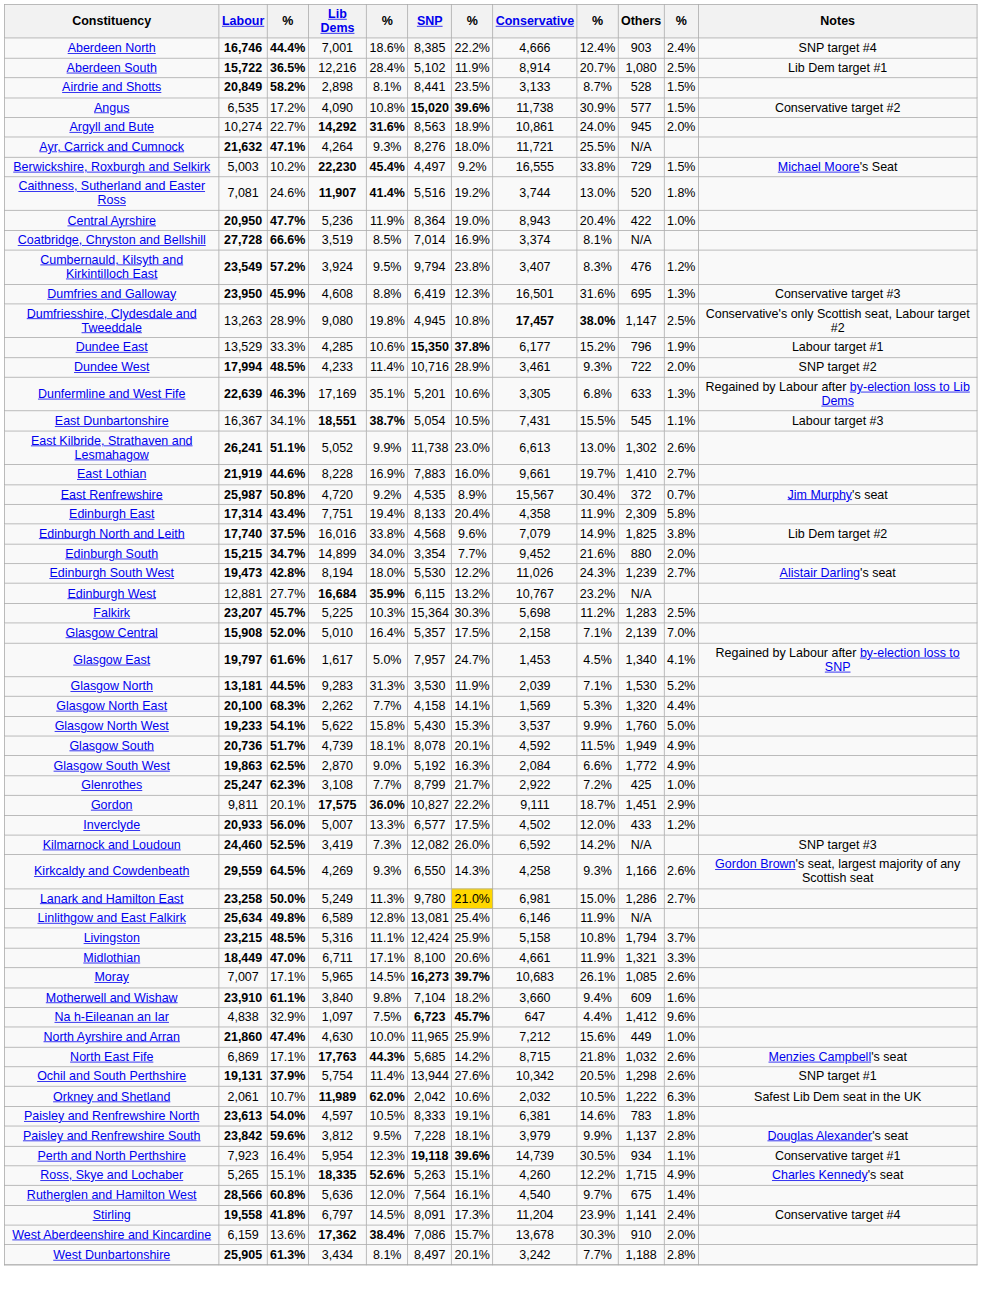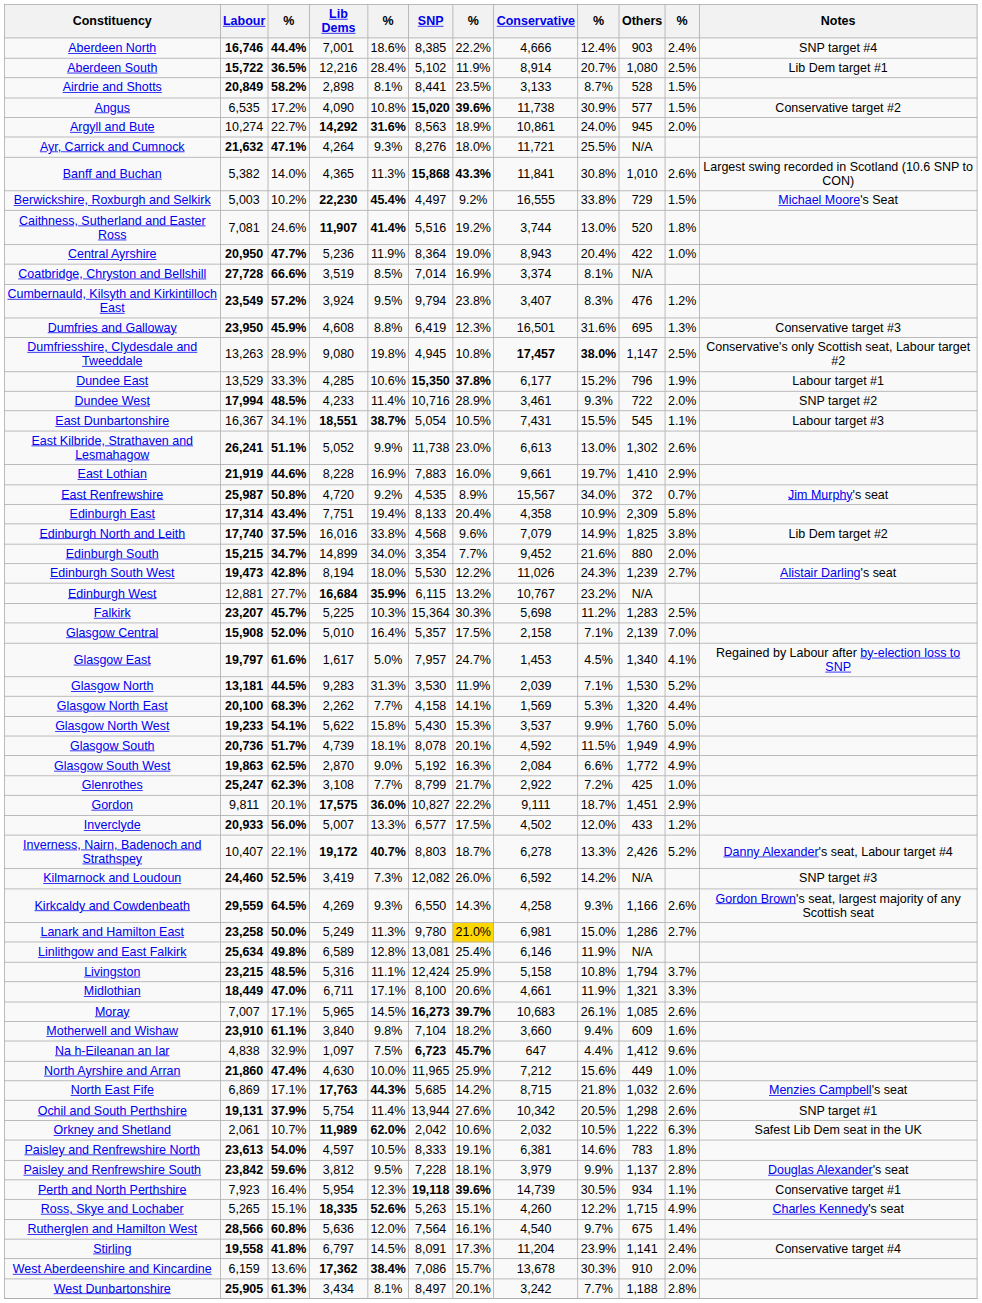+ row: (112, 174)
- row: (112, 394)
(681, 474) 2.7% -> (682, 474) 2.9%
(598, 494) 30.4% -> (599, 494) 34.0%
(598, 514) 11.9% -> (599, 514) 10.9%
+ row: (112, 852)
